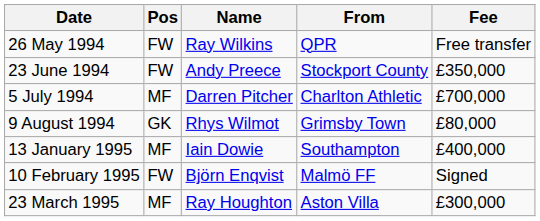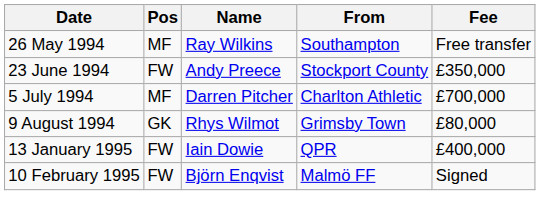(160, 44) FW -> (159, 44) MF
(319, 44) QPR -> (350, 44) Southampton
(159, 149) MF -> (160, 149) FW
(350, 149) Southampton -> (319, 149) QPR
- row: (64, 202)
